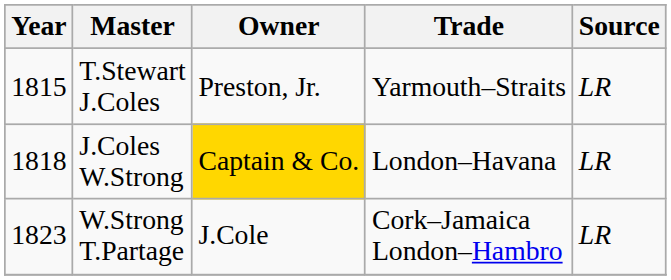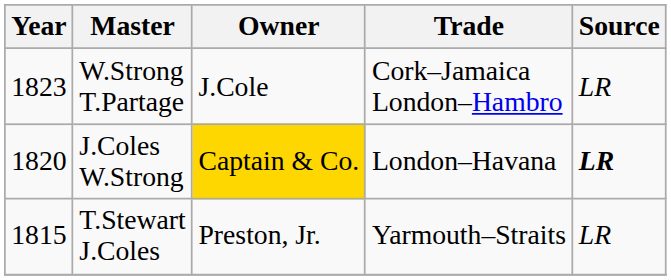rows swapped: (133, 85) <-> (132, 235)
(39, 160) 1818 -> (39, 160) 1820
(595, 160) normal -> (596, 160) bold
